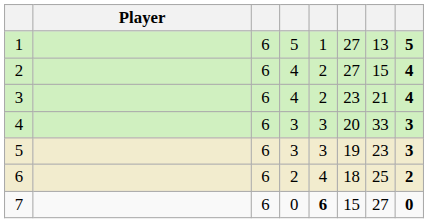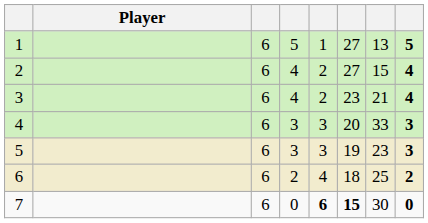(352, 204) normal -> (352, 204) bold
(380, 204) 27 -> (380, 204) 30
